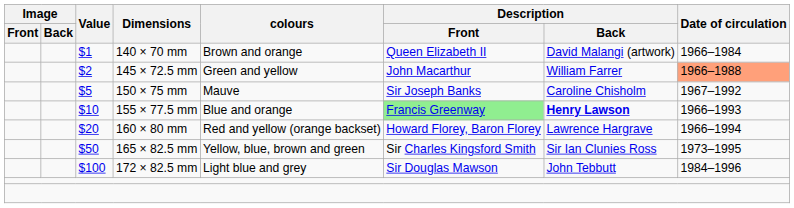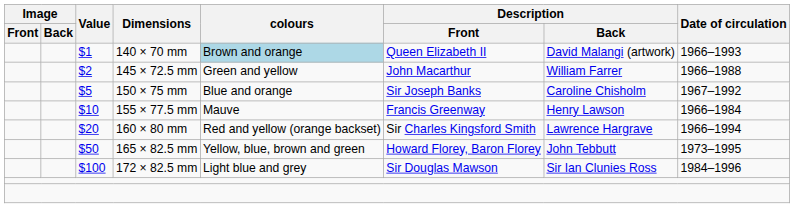(253, 52) no background -> (253, 52) lightblue background
(711, 52) 1966–1984 -> (711, 52) 1966–1993
(711, 71) lightsalmon background -> (711, 71) no background
(221, 91) Mauve -> (248, 91) Blue and orange
(248, 110) Blue and orange -> (221, 110) Mauve
(436, 110) lightgreen background -> (436, 110) no background
(588, 110) bold -> (585, 110) normal
(711, 110) 1966–1993 -> (711, 110) 1966–1984
(464, 129) Howard Florey, Baron Florey -> (461, 129) Sir Charles Kingsford Smith
(461, 149) Sir Charles Kingsford Smith -> (464, 149) Howard Florey, Baron Florey
(602, 149) Sir Ian Clunies Ross -> (581, 149) John Tebbutt
(581, 168) John Tebbutt -> (602, 168) Sir Ian Clunies Ross
